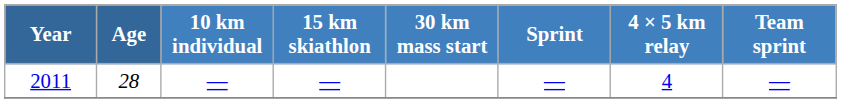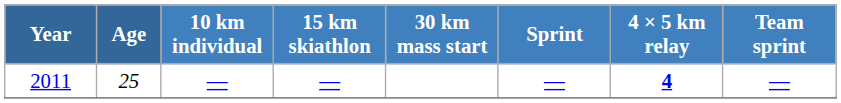(129, 80) 28 -> (129, 80) 25
(667, 80) normal -> (667, 80) bold
